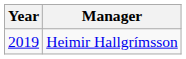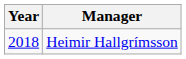(24, 41) 2019 -> (24, 41) 2018
